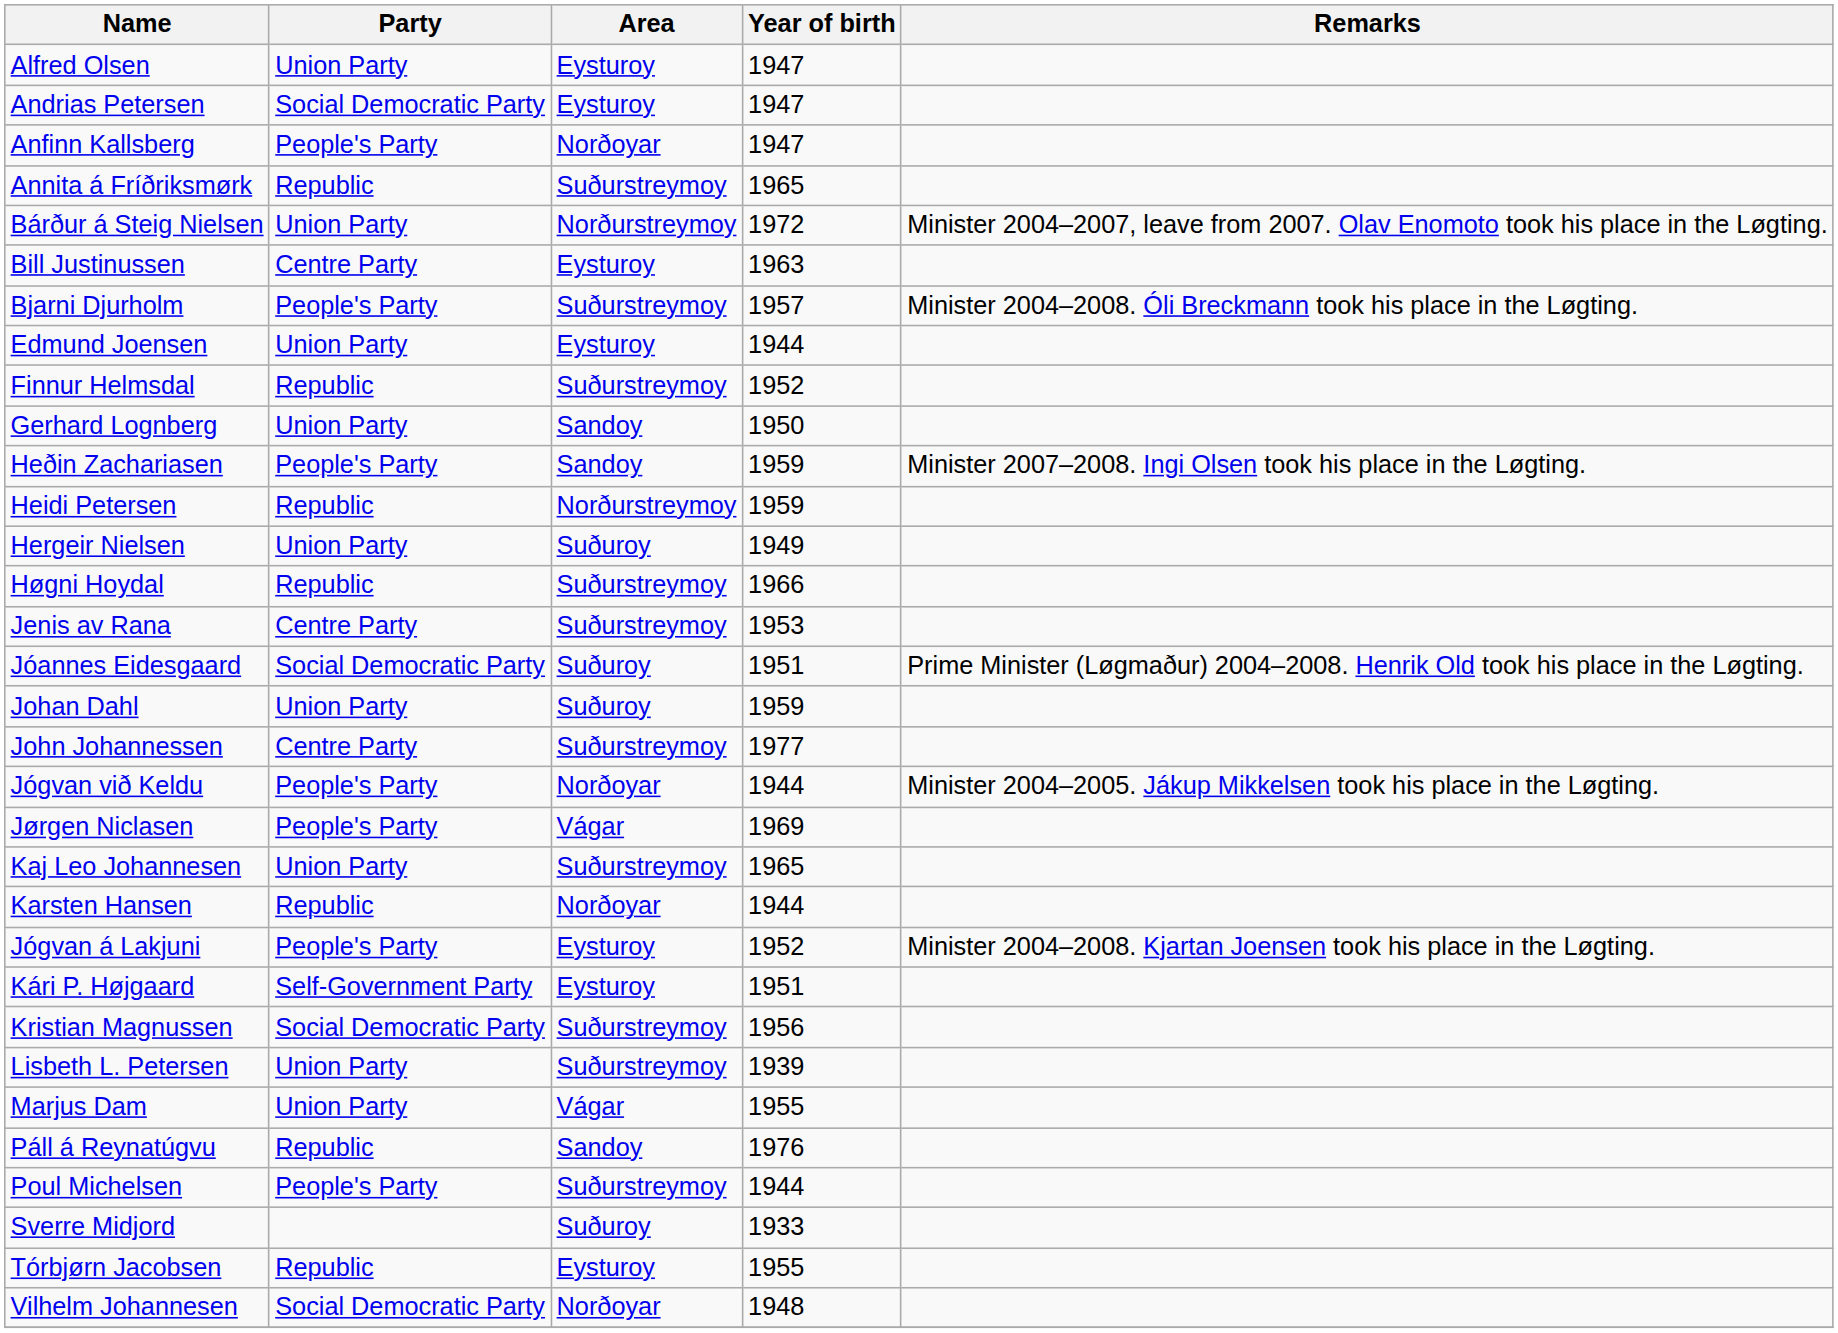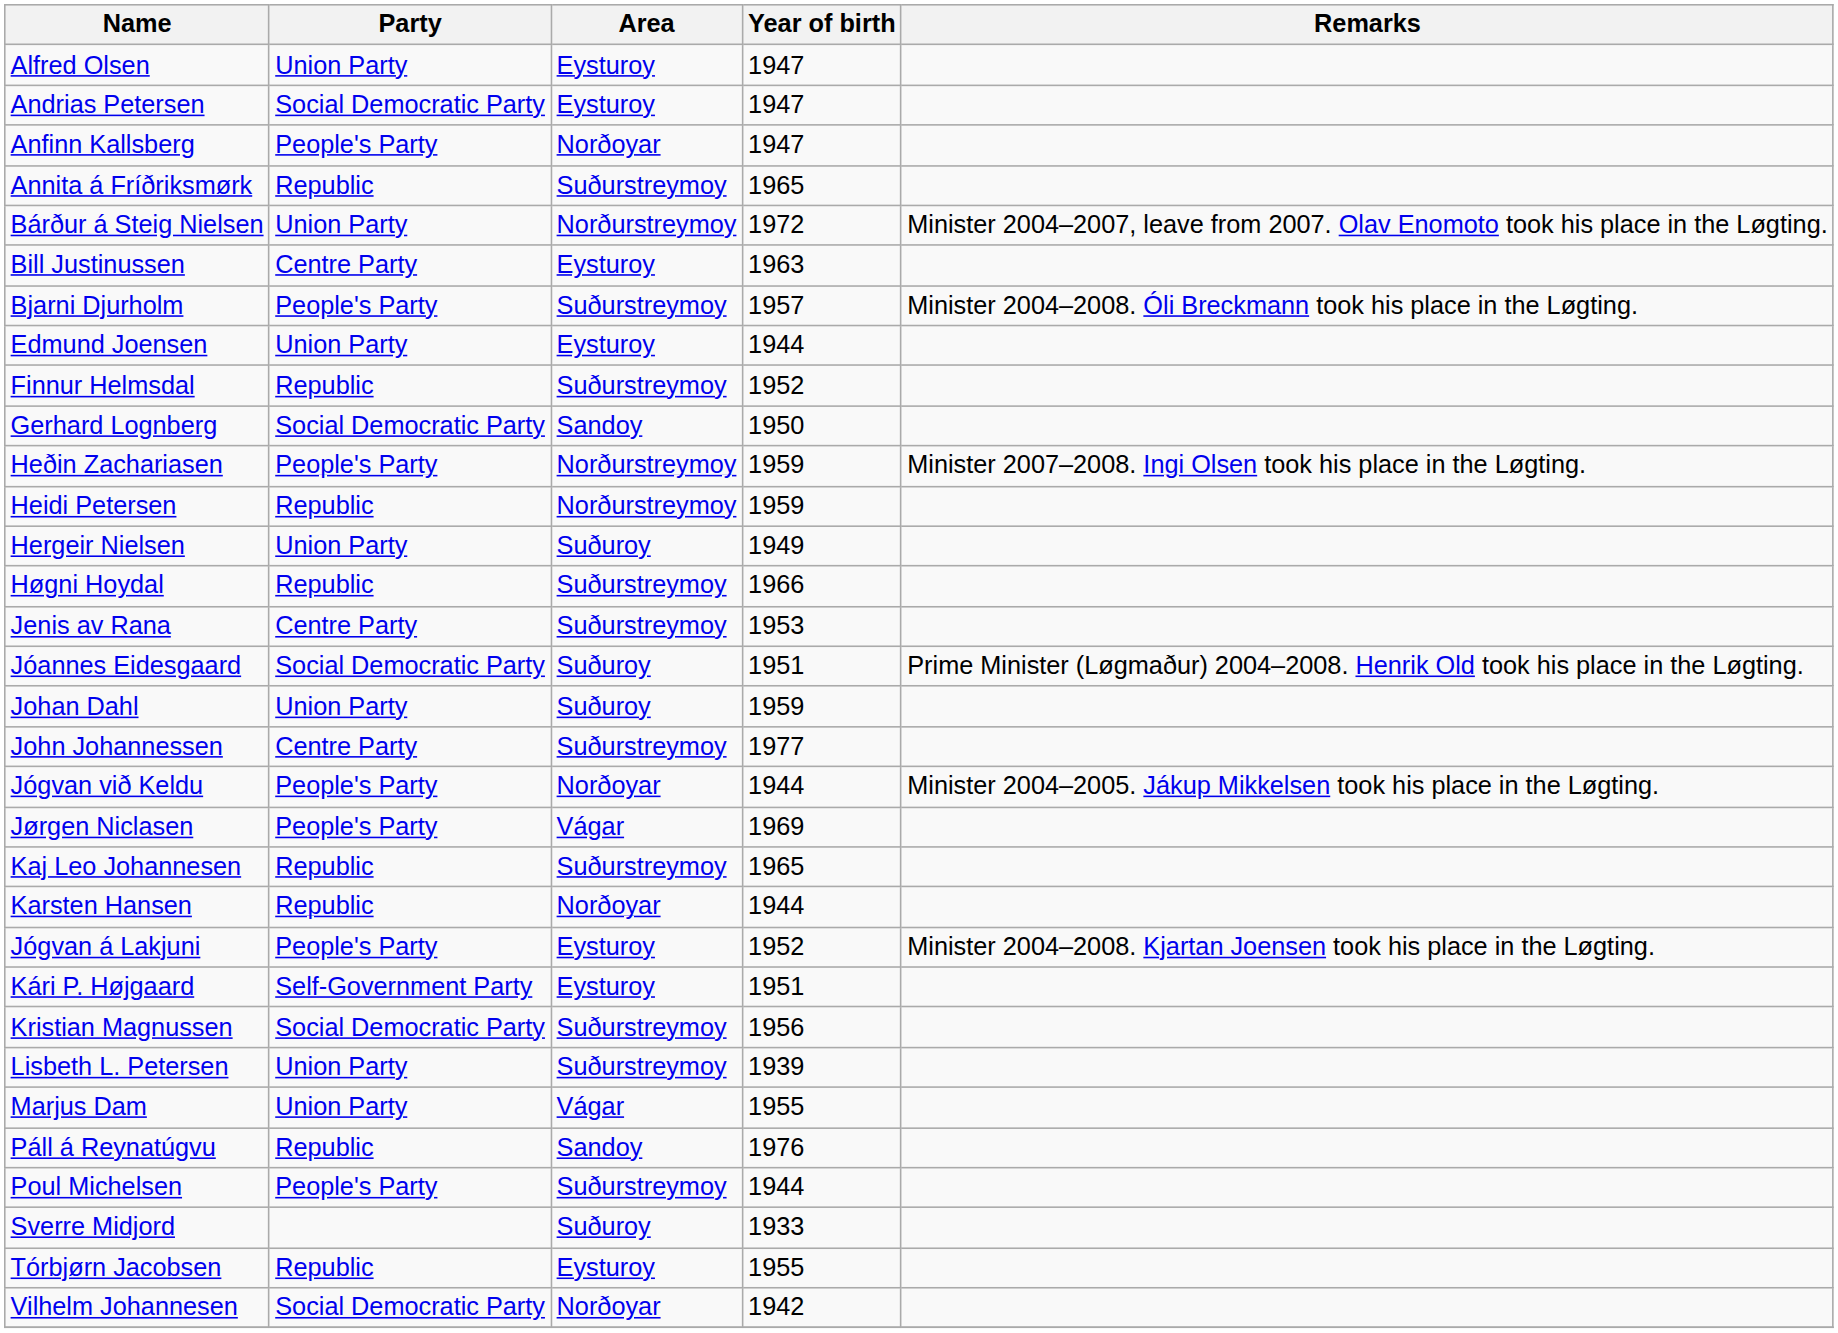(341, 425) Union Party -> (410, 425) Social Democratic Party
(599, 465) Sandoy -> (647, 465) Norðurstreymoy
(341, 866) Union Party -> (324, 866) Republic
(776, 1307) 1948 -> (776, 1307) 1942
